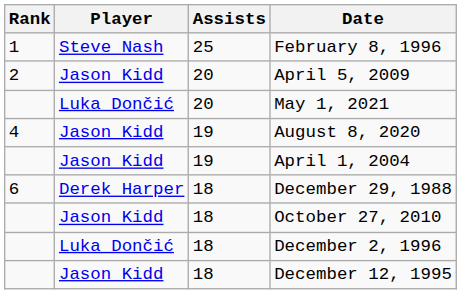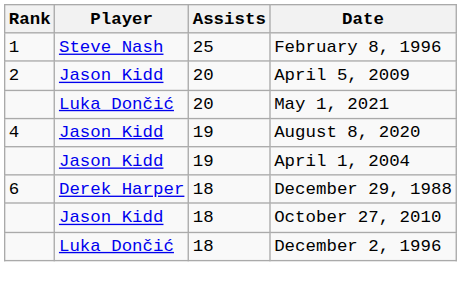- row: (363, 274)
